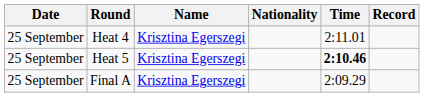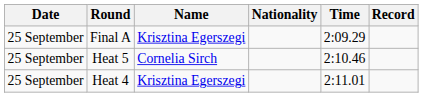rows swapped: (110, 37) <-> (110, 80)
(191, 59) Krisztina Egerszegi -> (177, 59) Cornelia Sirch
(345, 59) bold -> (345, 59) normal
